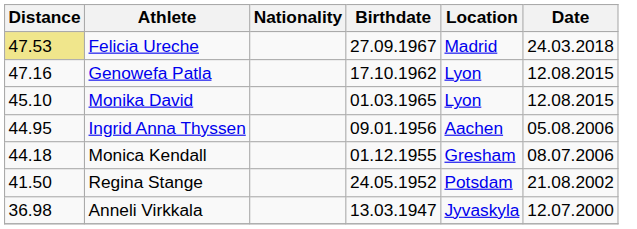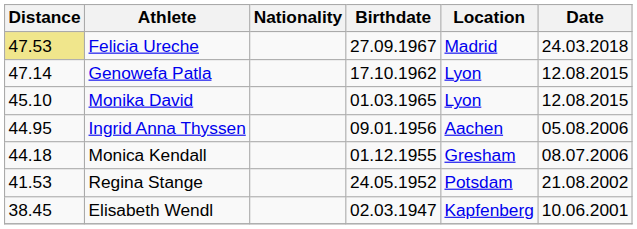(30, 73) 47.16 -> (30, 73) 47.14
(30, 182) 41.50 -> (30, 182) 41.53
+ row: (151, 210)
- row: (146, 210)
